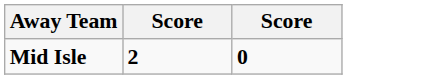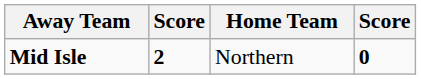+ column: (282, 21)
